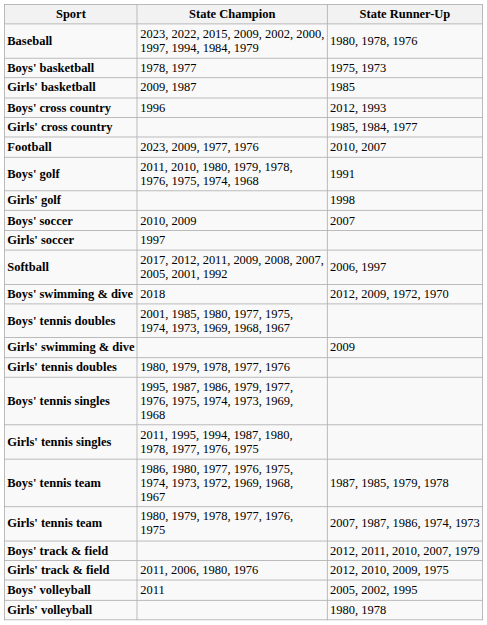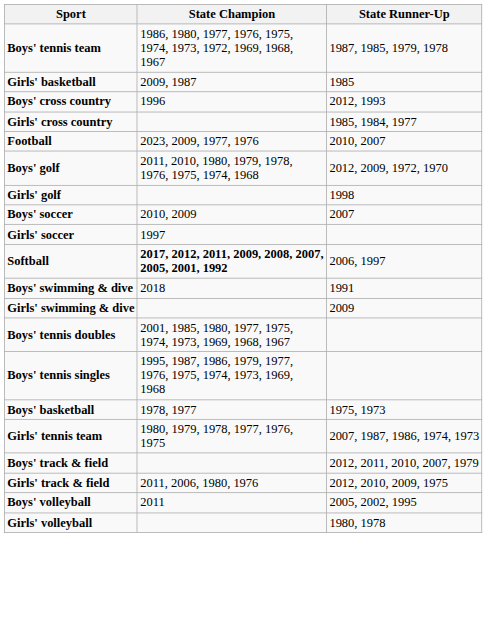- row: (30, 41)
rows swapped: (51, 68) <-> (54, 482)
(343, 174) 1991 -> (389, 168) 2012, 2009, 1972, 1970
(232, 267) normal -> (232, 261) bold
(389, 294) 2012, 2009, 1972, 1970 -> (342, 288) 1991
rows swapped: (71, 347) <-> (61, 320)
- row: (62, 367)
- row: (59, 442)
